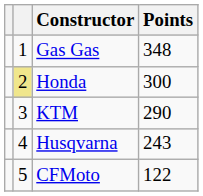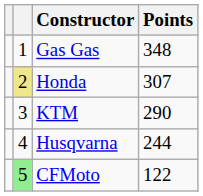(157, 81) 300 -> (157, 81) 307
(157, 143) 243 -> (157, 143) 244
(23, 174) no background -> (23, 174) lightgreen background
